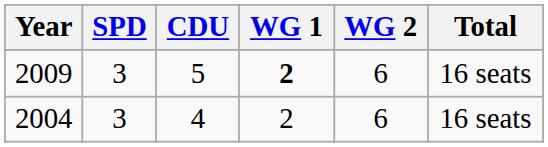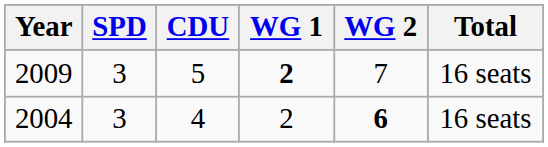(381, 73) 6 -> (381, 73) 7
(381, 118) normal -> (381, 118) bold
